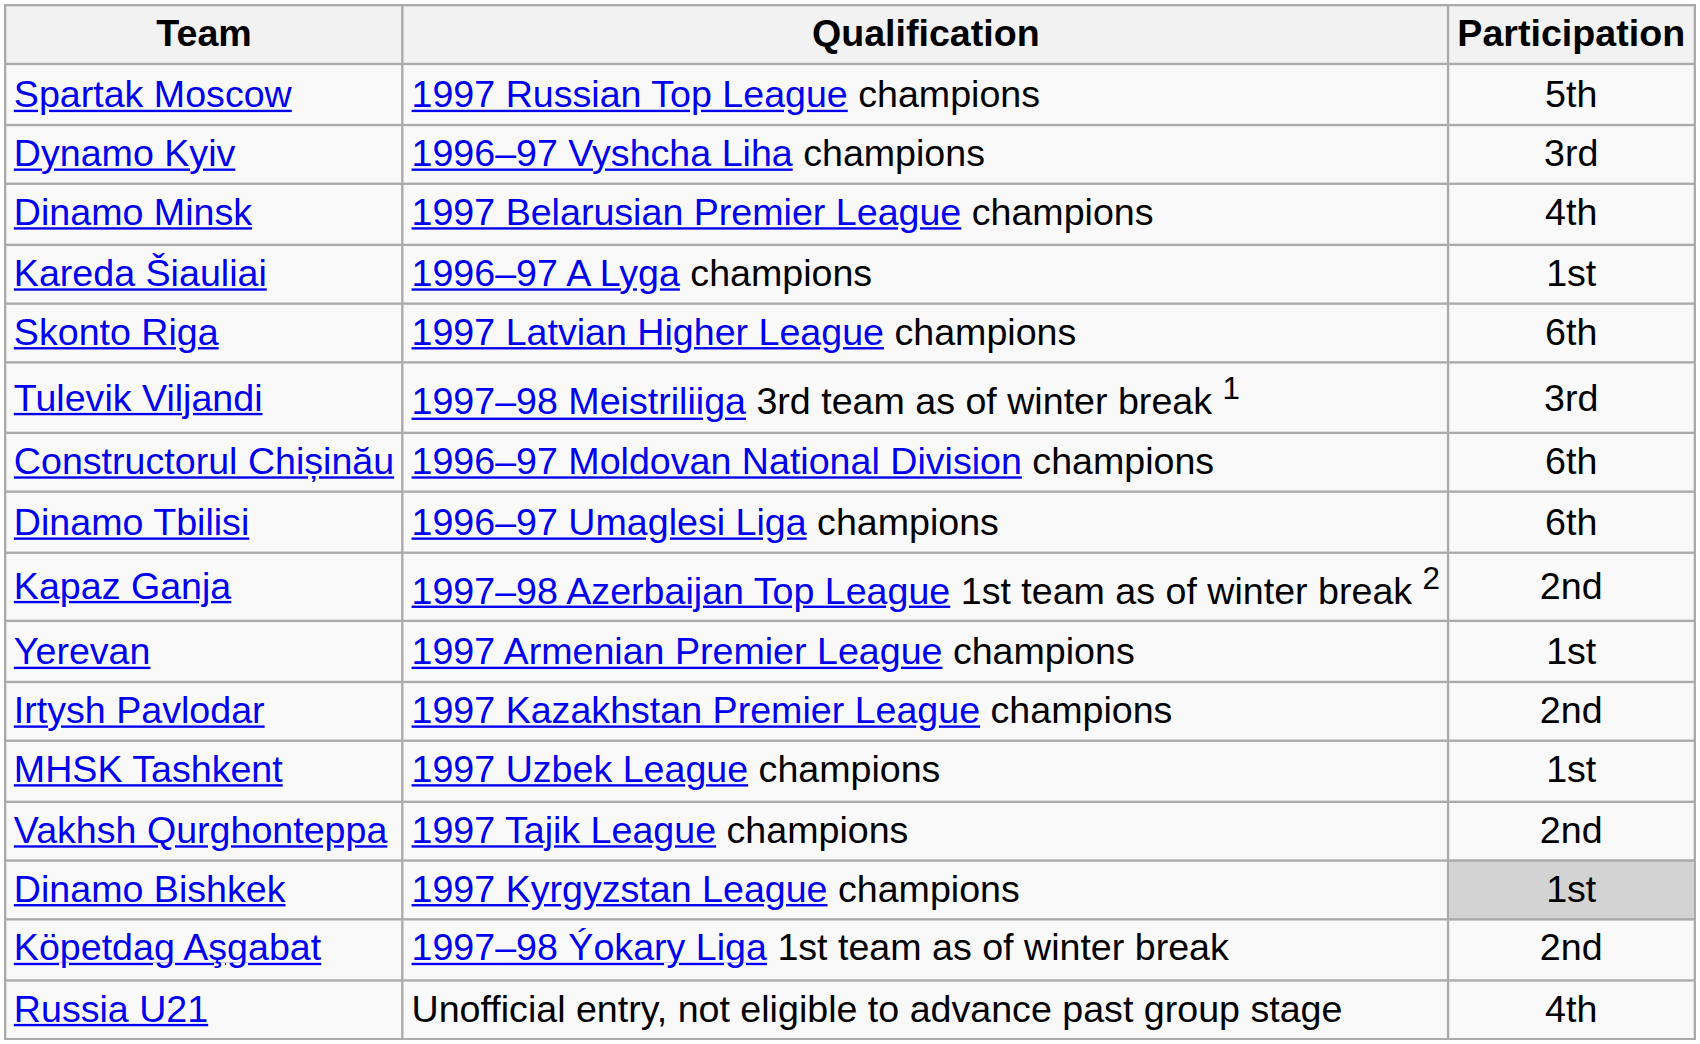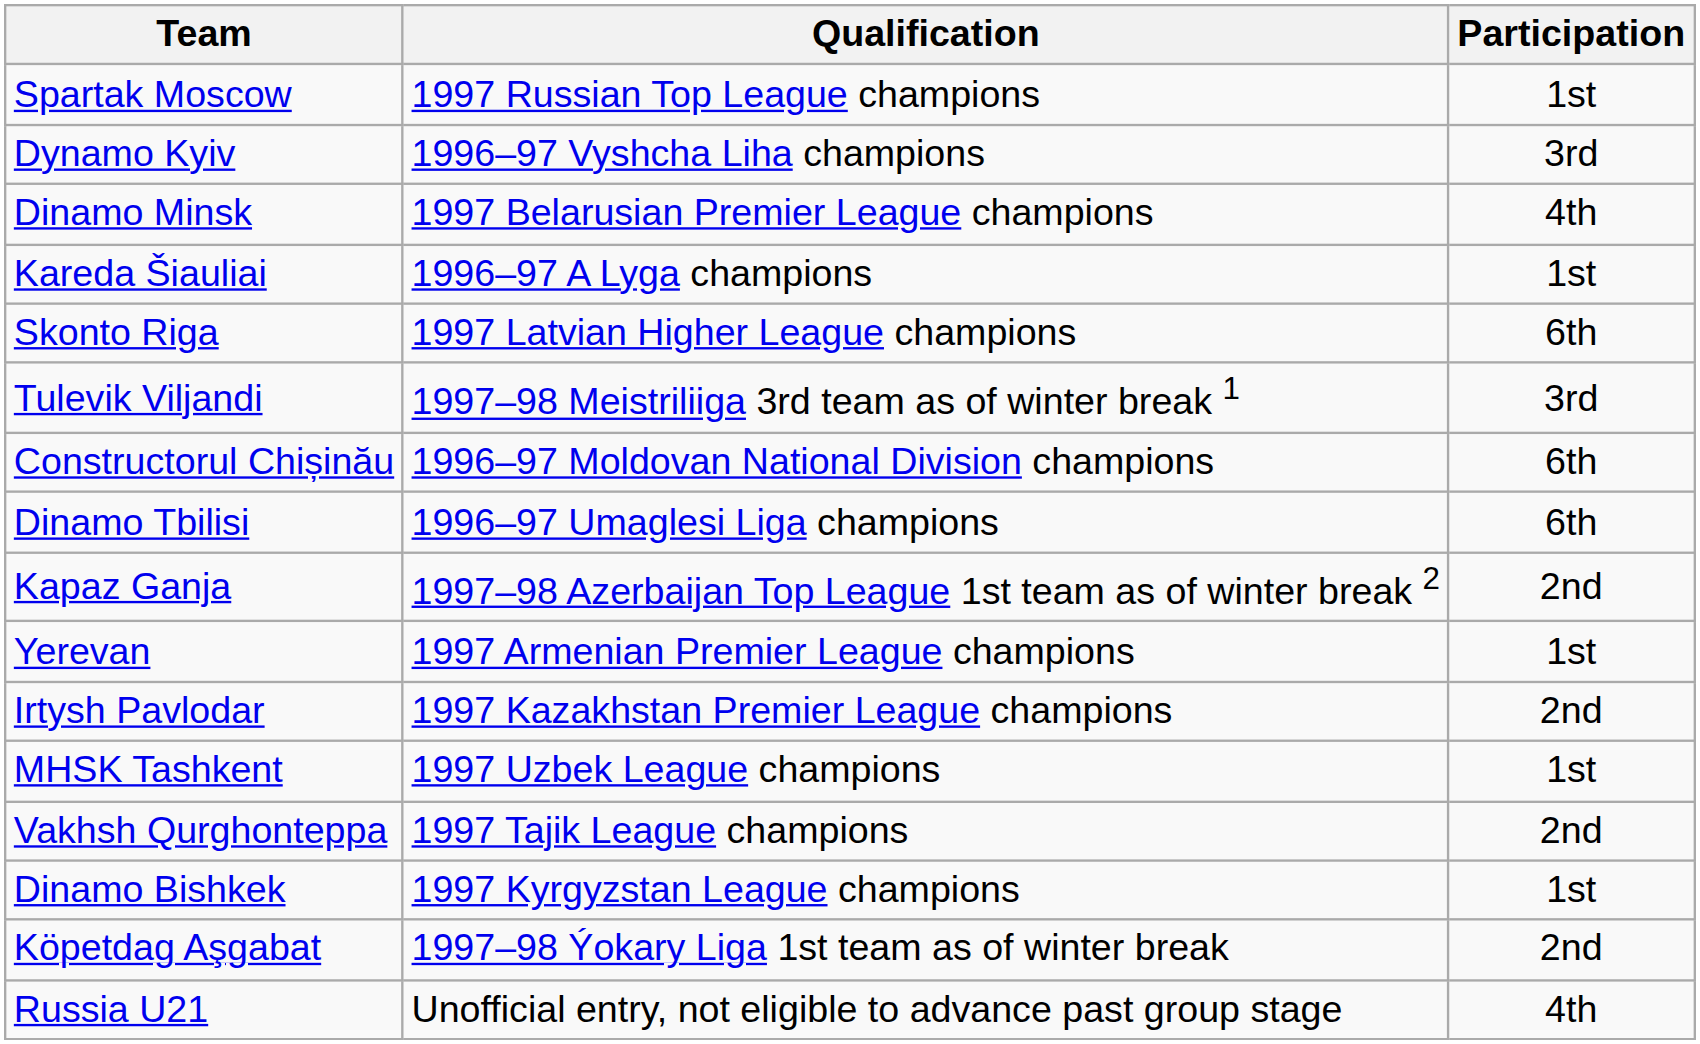(1571, 93) 5th -> (1571, 93) 1st
(1571, 889) lightgrey background -> (1571, 889) no background
